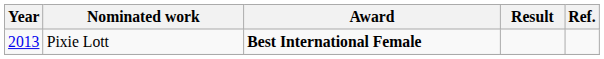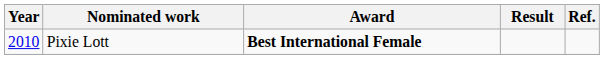(24, 41) 2013 -> (24, 41) 2010
